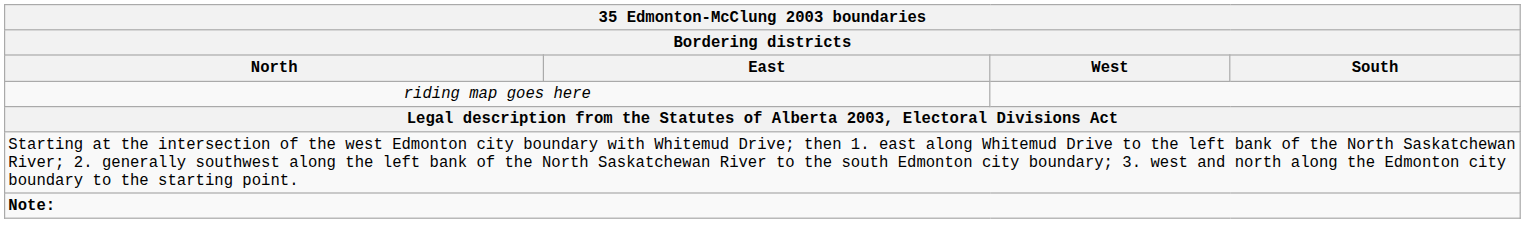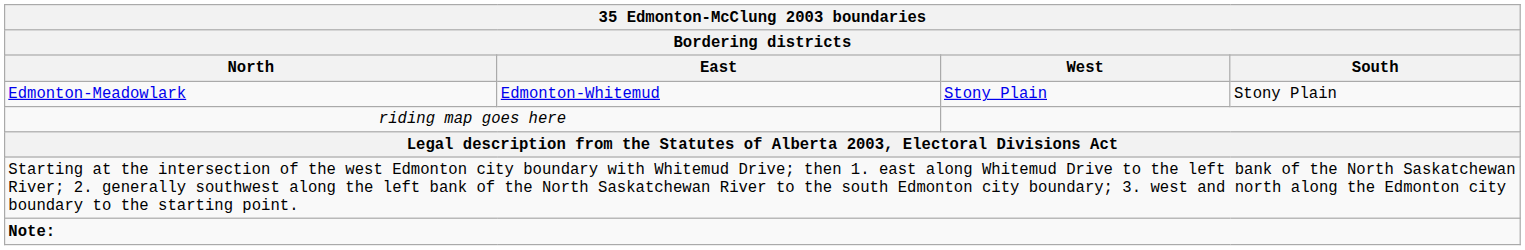+ row: (97, 94)
